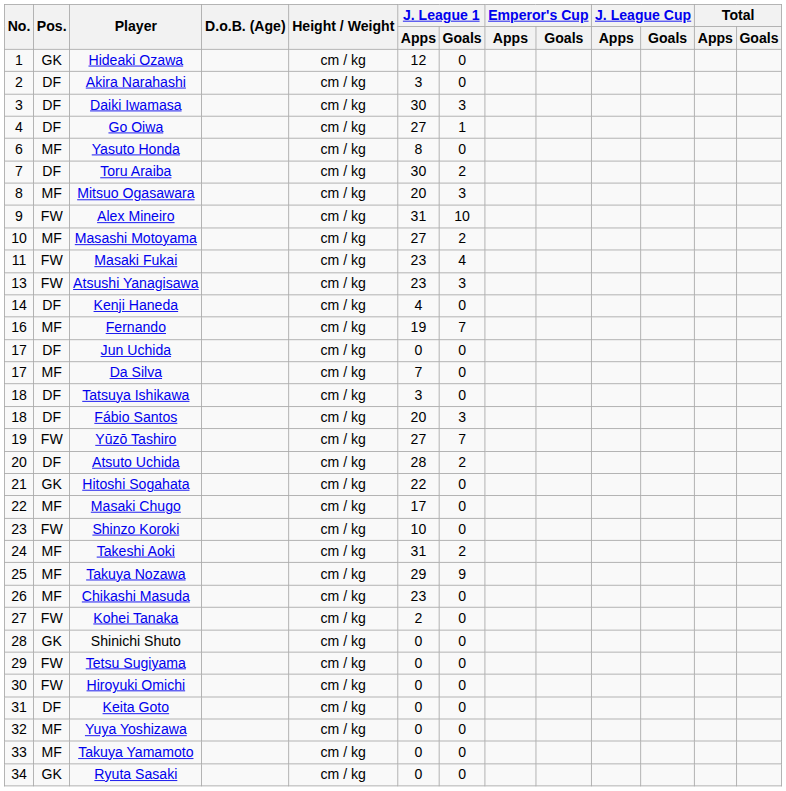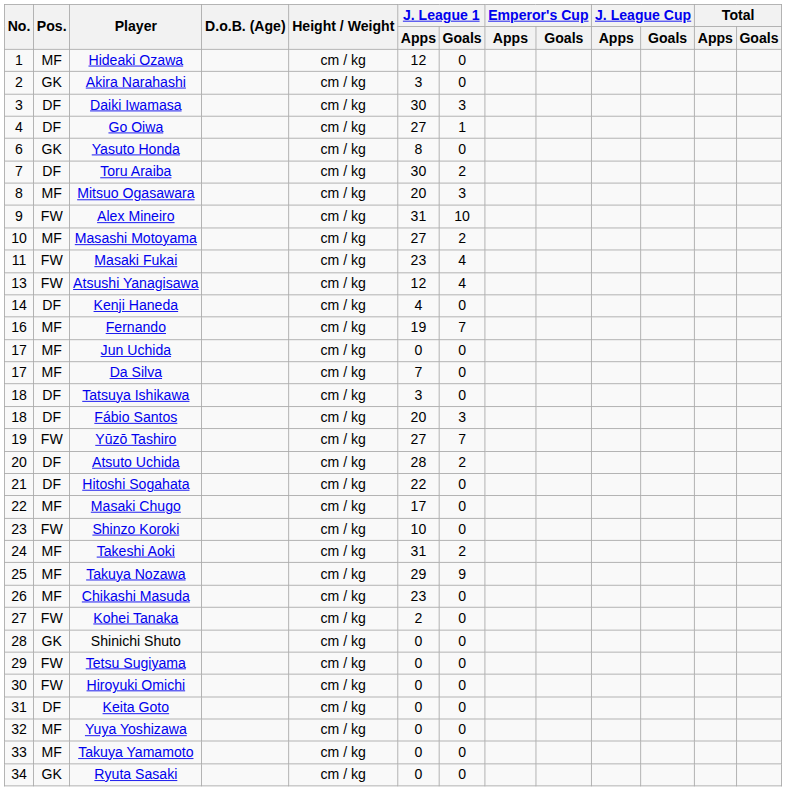(52, 60) GK -> (52, 60) MF
(52, 82) DF -> (52, 82) GK
(52, 149) MF -> (52, 149) GK
(418, 283) 23 -> (418, 283) 12
(462, 283) 3 -> (462, 283) 4
(52, 350) DF -> (52, 350) MF
(52, 484) GK -> (52, 484) DF
